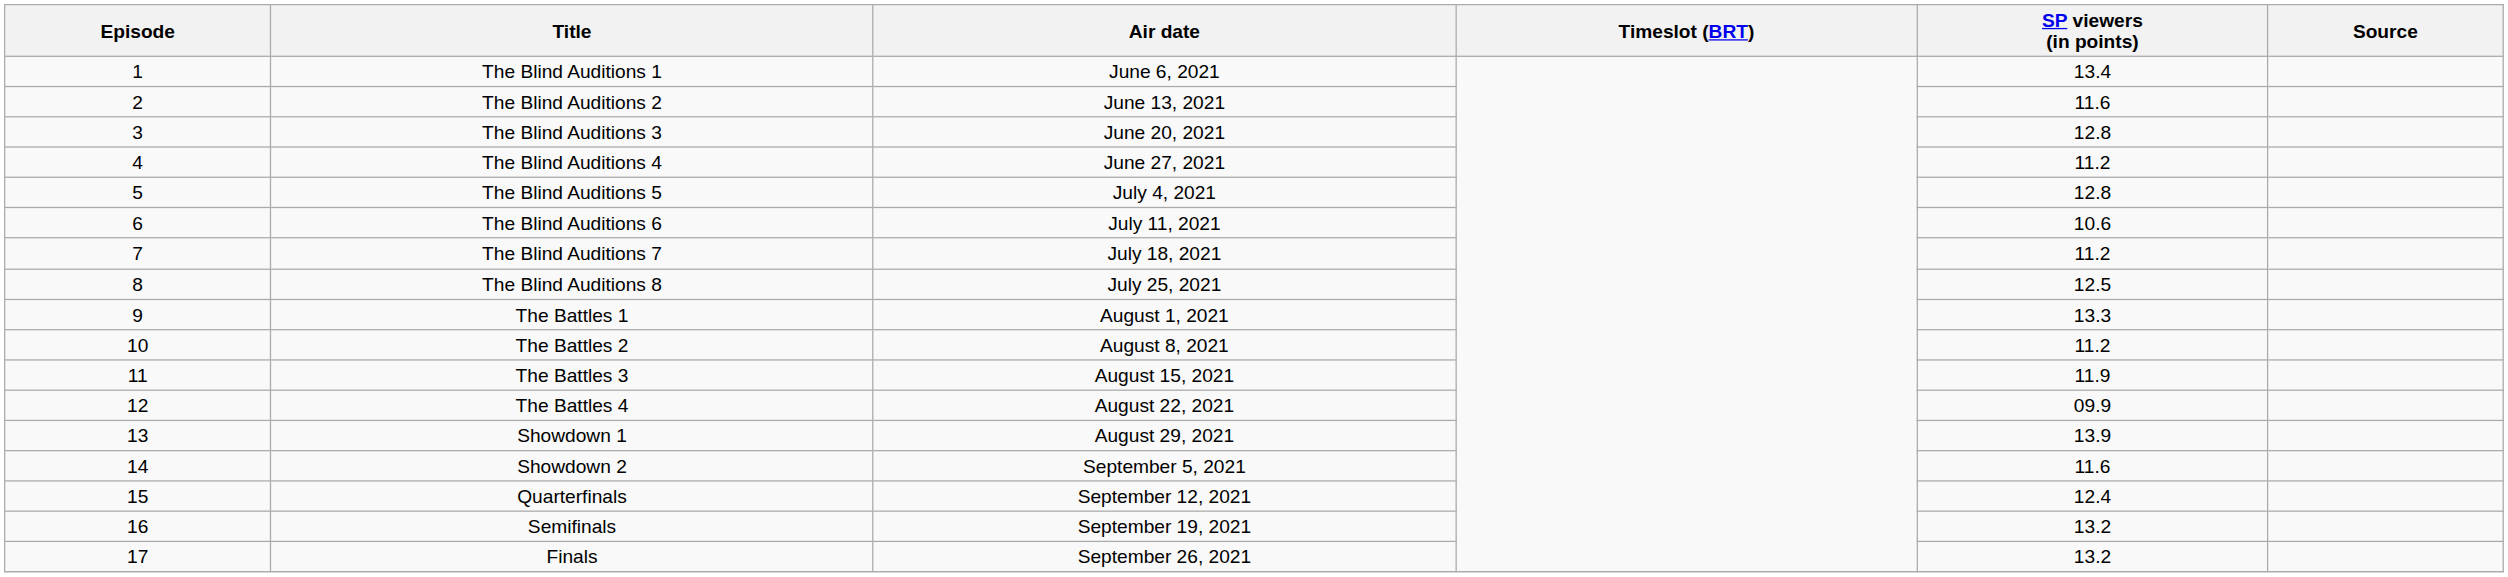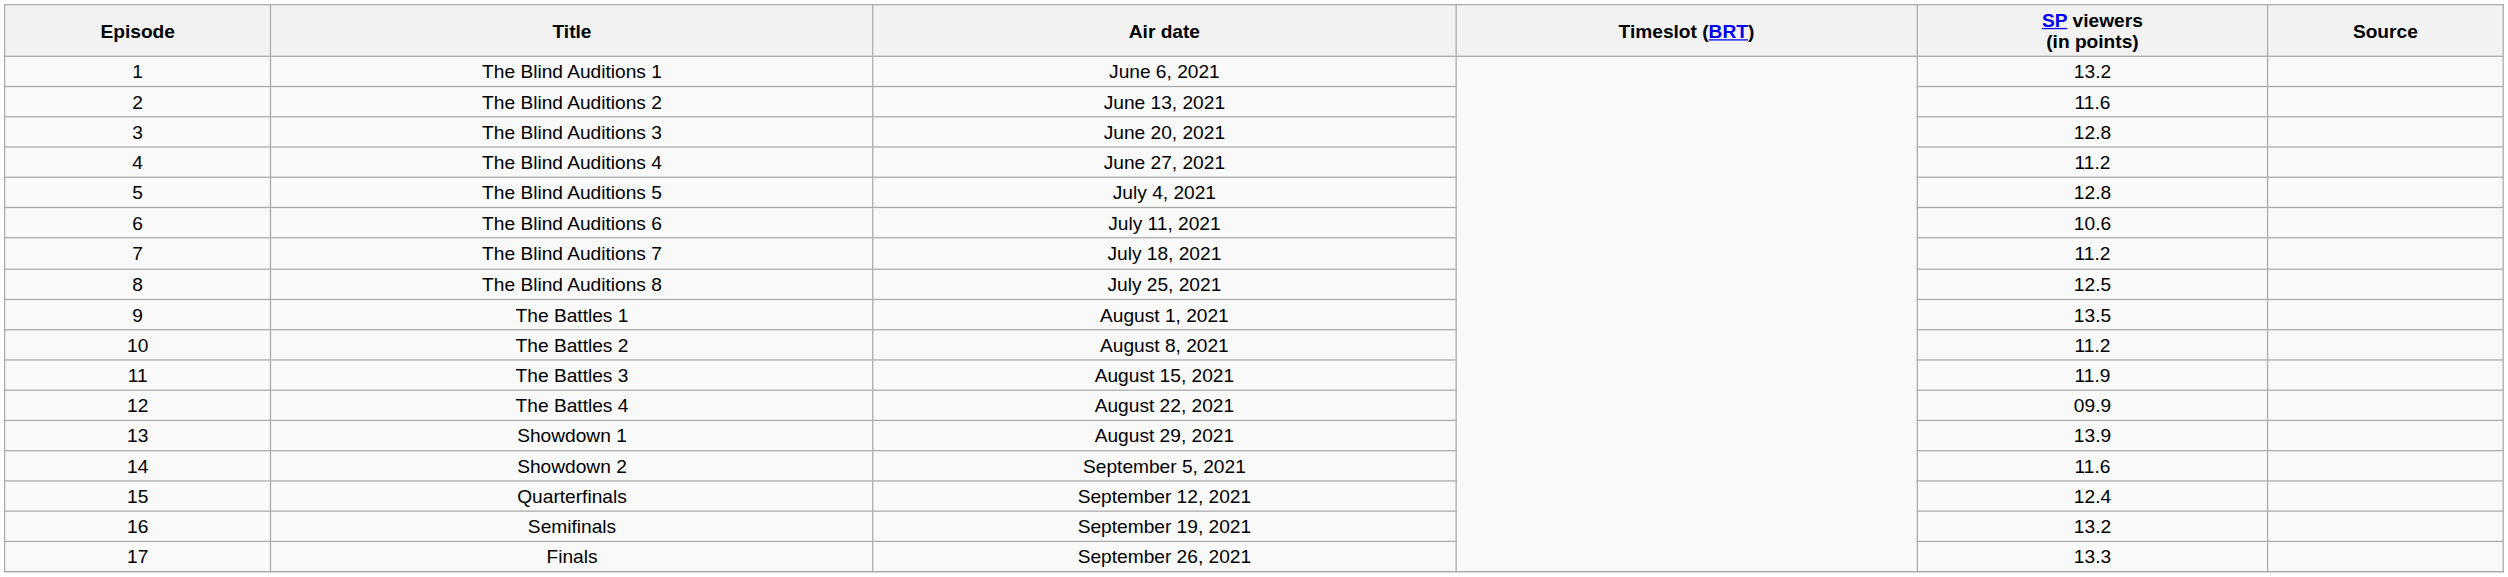(2092, 72) 13.4 -> (2092, 72) 13.2
(2092, 314) 13.3 -> (2092, 314) 13.5
(2092, 557) 13.2 -> (2092, 557) 13.3
